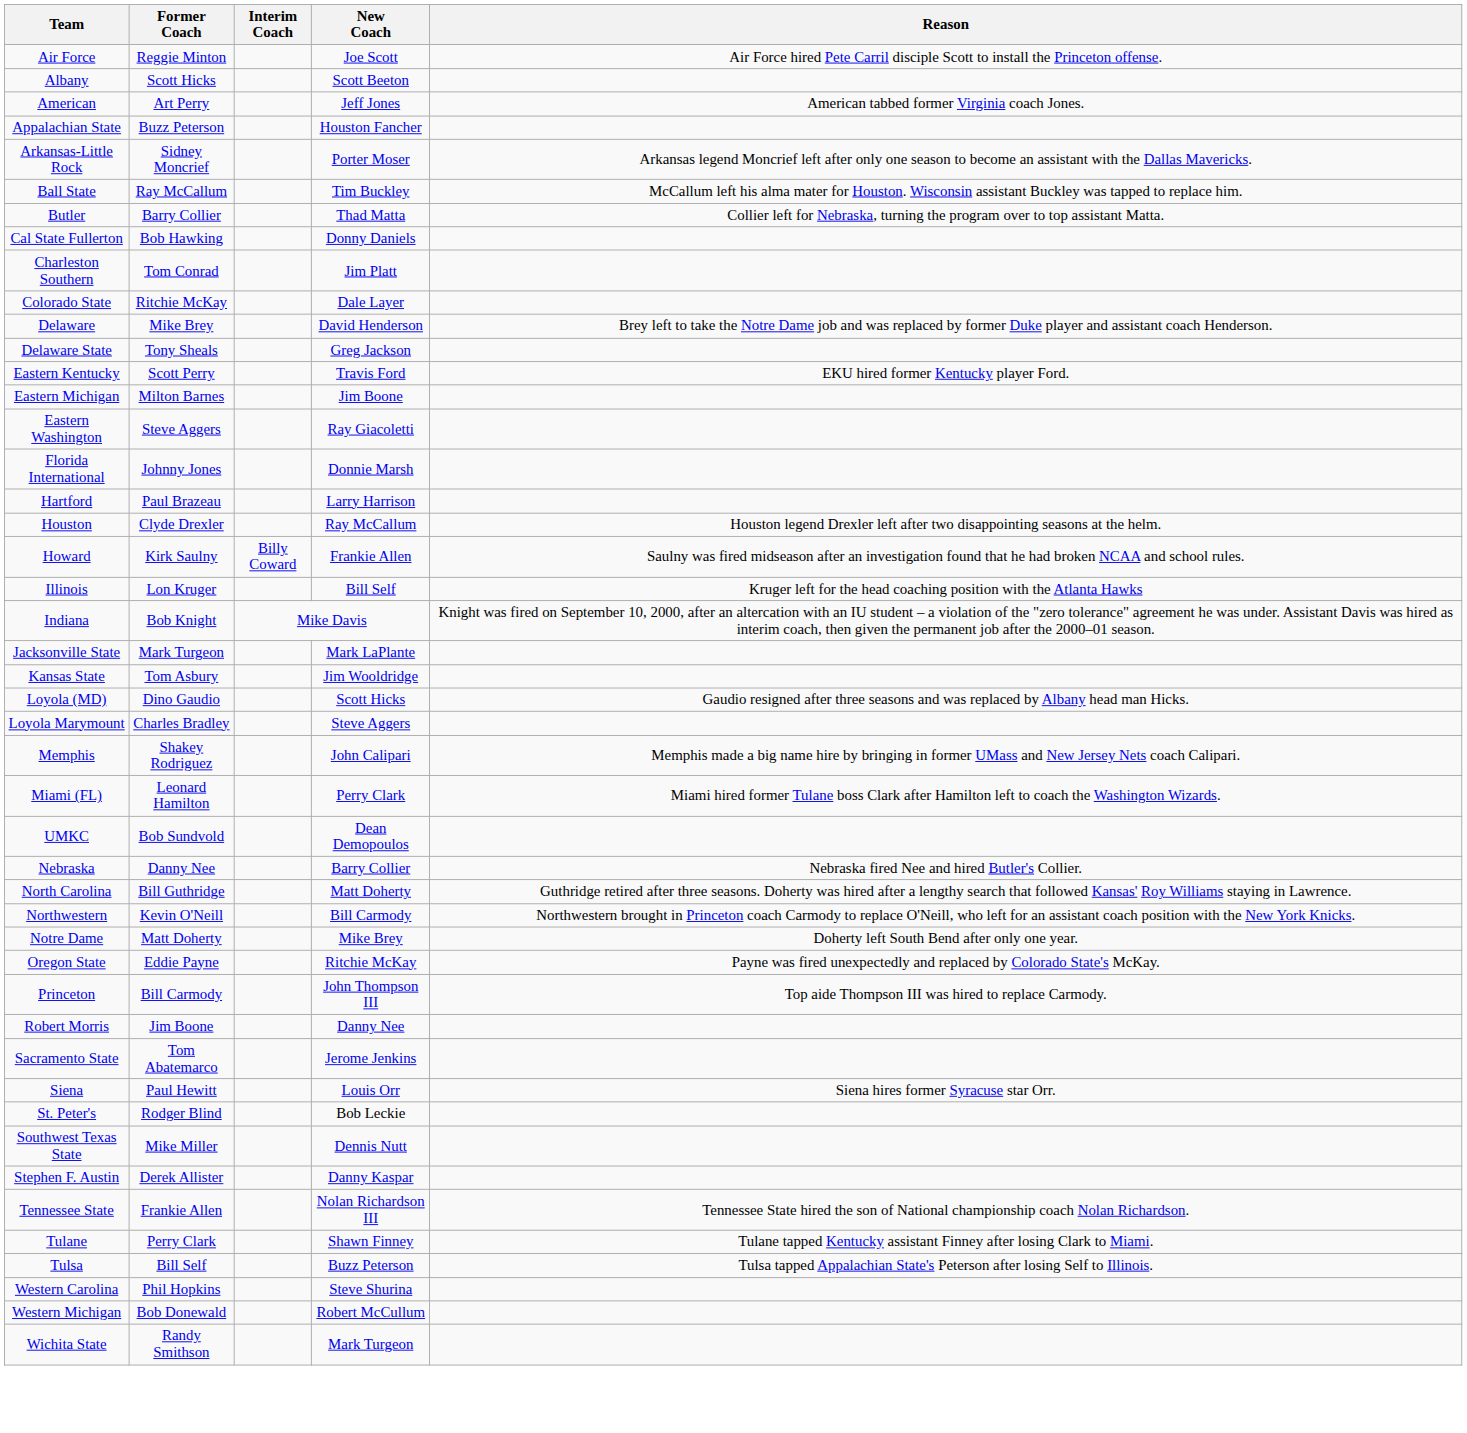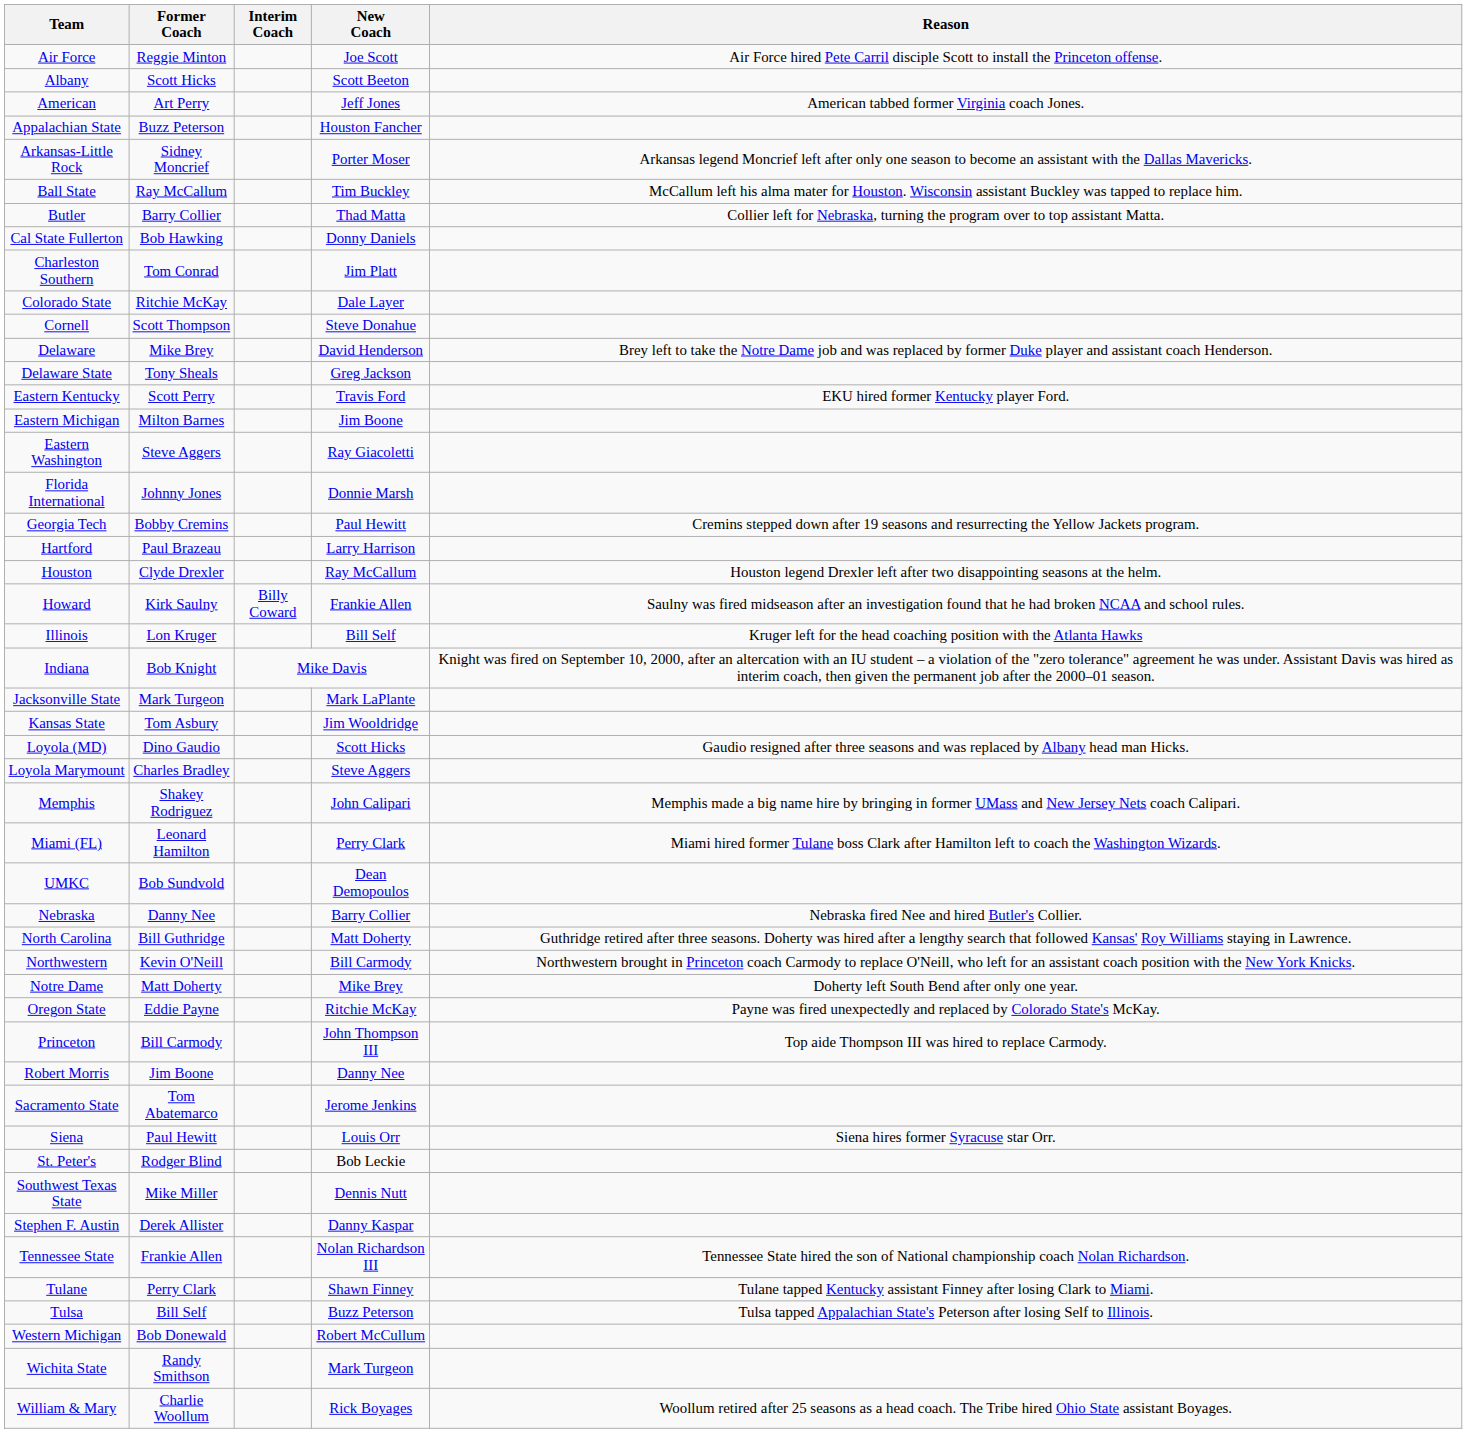+ row: (67, 326)
+ row: (67, 524)
- row: (67, 1289)
+ row: (67, 1408)
